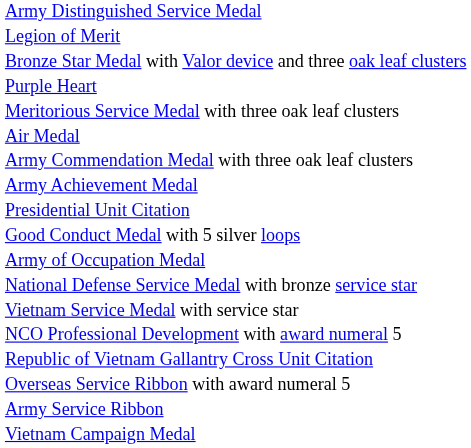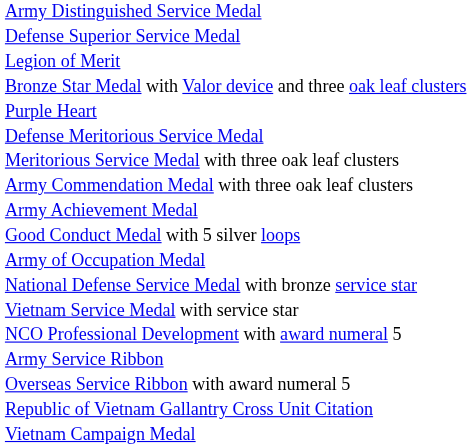+ row: (123, 36)
+ row: (134, 135)
- row: (42, 135)
- row: (97, 210)
rows swapped: (84, 409) <-> (189, 359)
